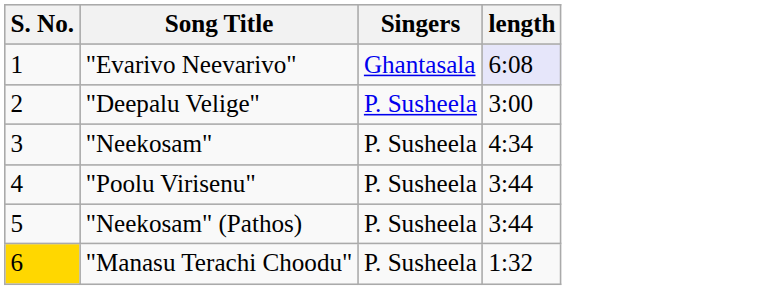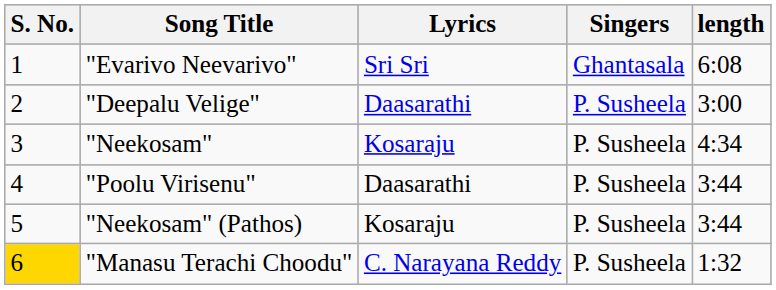+ column: (463, 24)
(511, 64) lavender background -> (720, 64) no background
